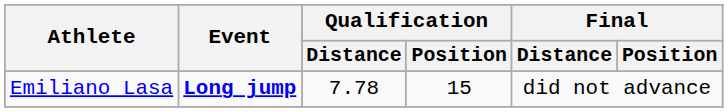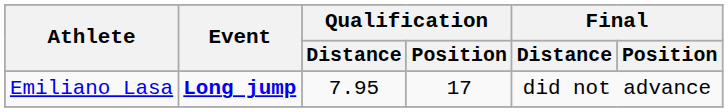(354, 89) 7.78 -> (354, 89) 7.95
(459, 89) 15 -> (459, 89) 17
